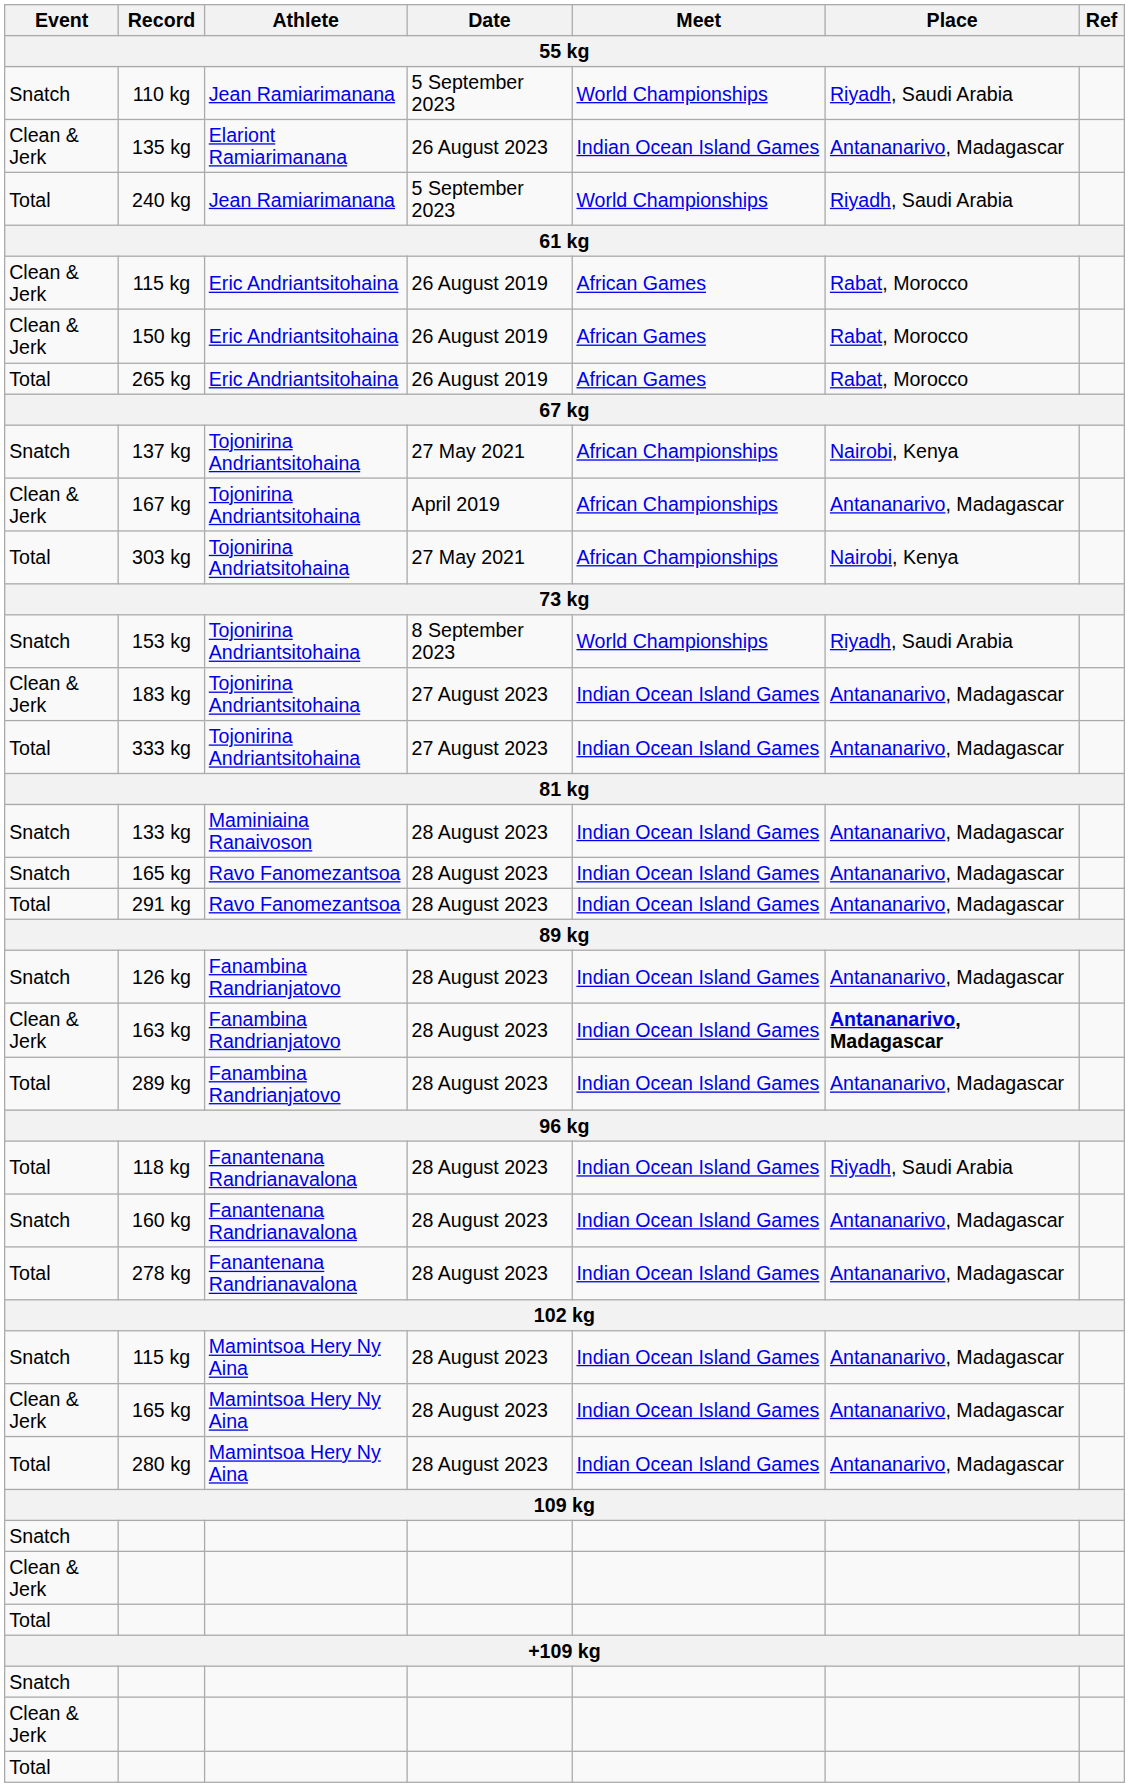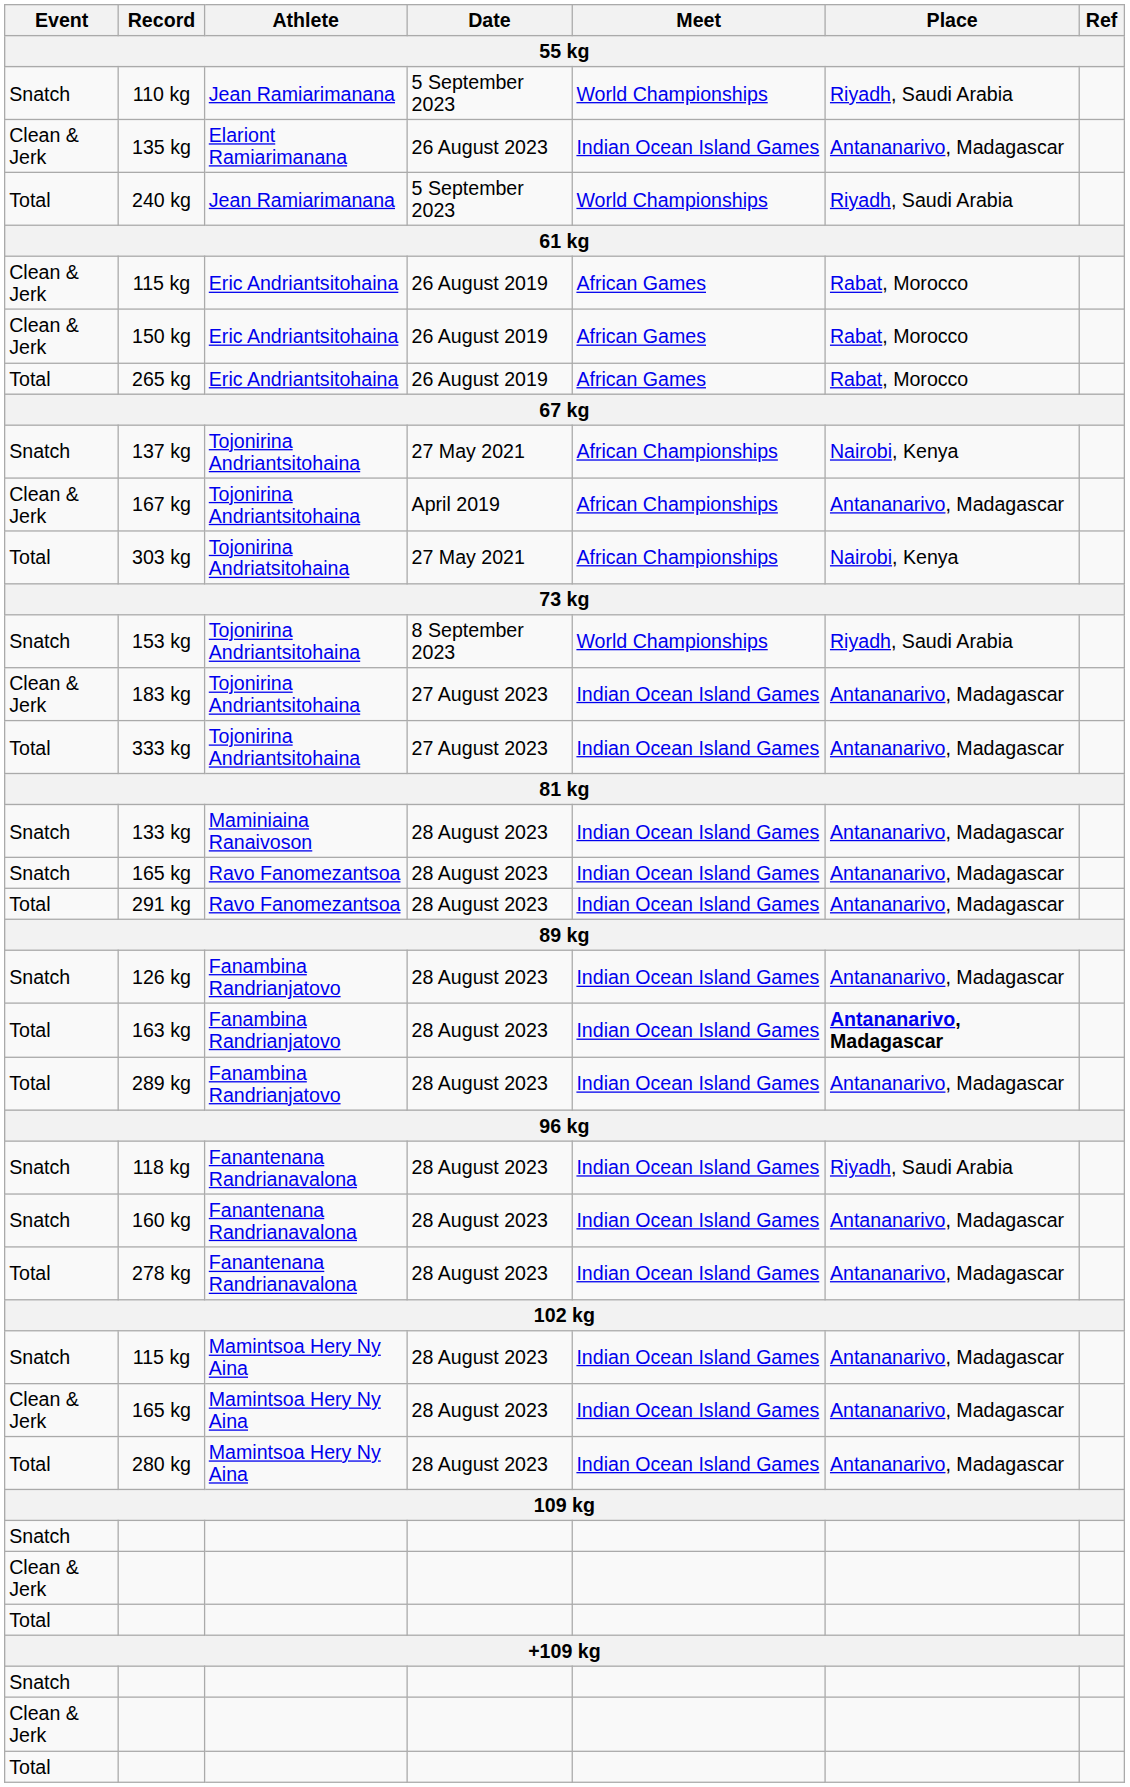(44, 1030) Clean & Jerk -> (30, 1030) Total
(30, 1167) Total -> (40, 1167) Snatch
